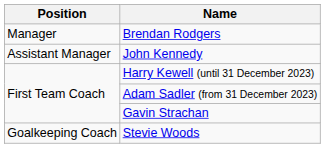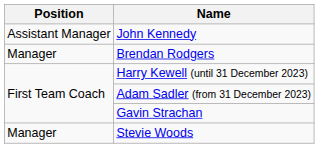rows swapped: (172, 34) <-> (163, 53)
(62, 133) Goalkeeping Coach -> (32, 133) Manager
